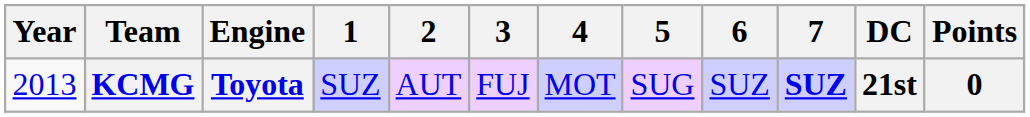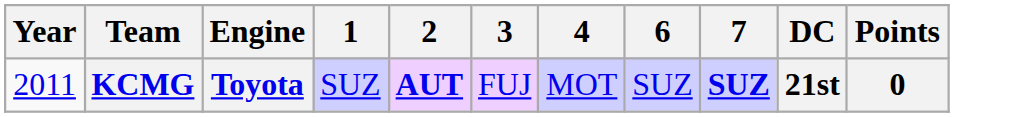- column: (662, 31)
(45, 83) 2013 -> (45, 83) 2011
(428, 83) normal -> (429, 83) bold
